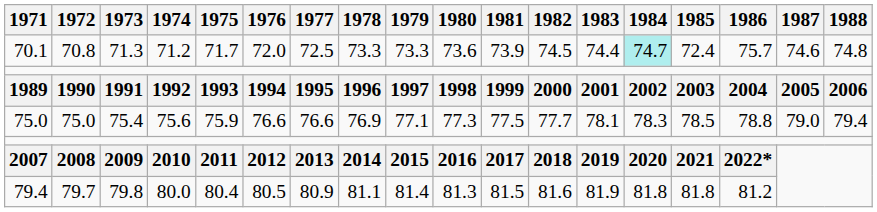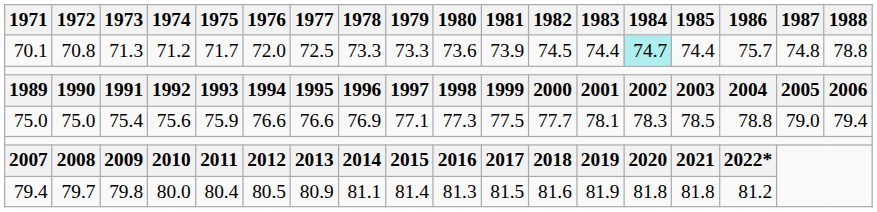(698, 50) 72.4 -> (698, 50) 74.4
(803, 50) 74.6 -> (803, 50) 74.8
(850, 50) 74.8 -> (850, 50) 78.8
